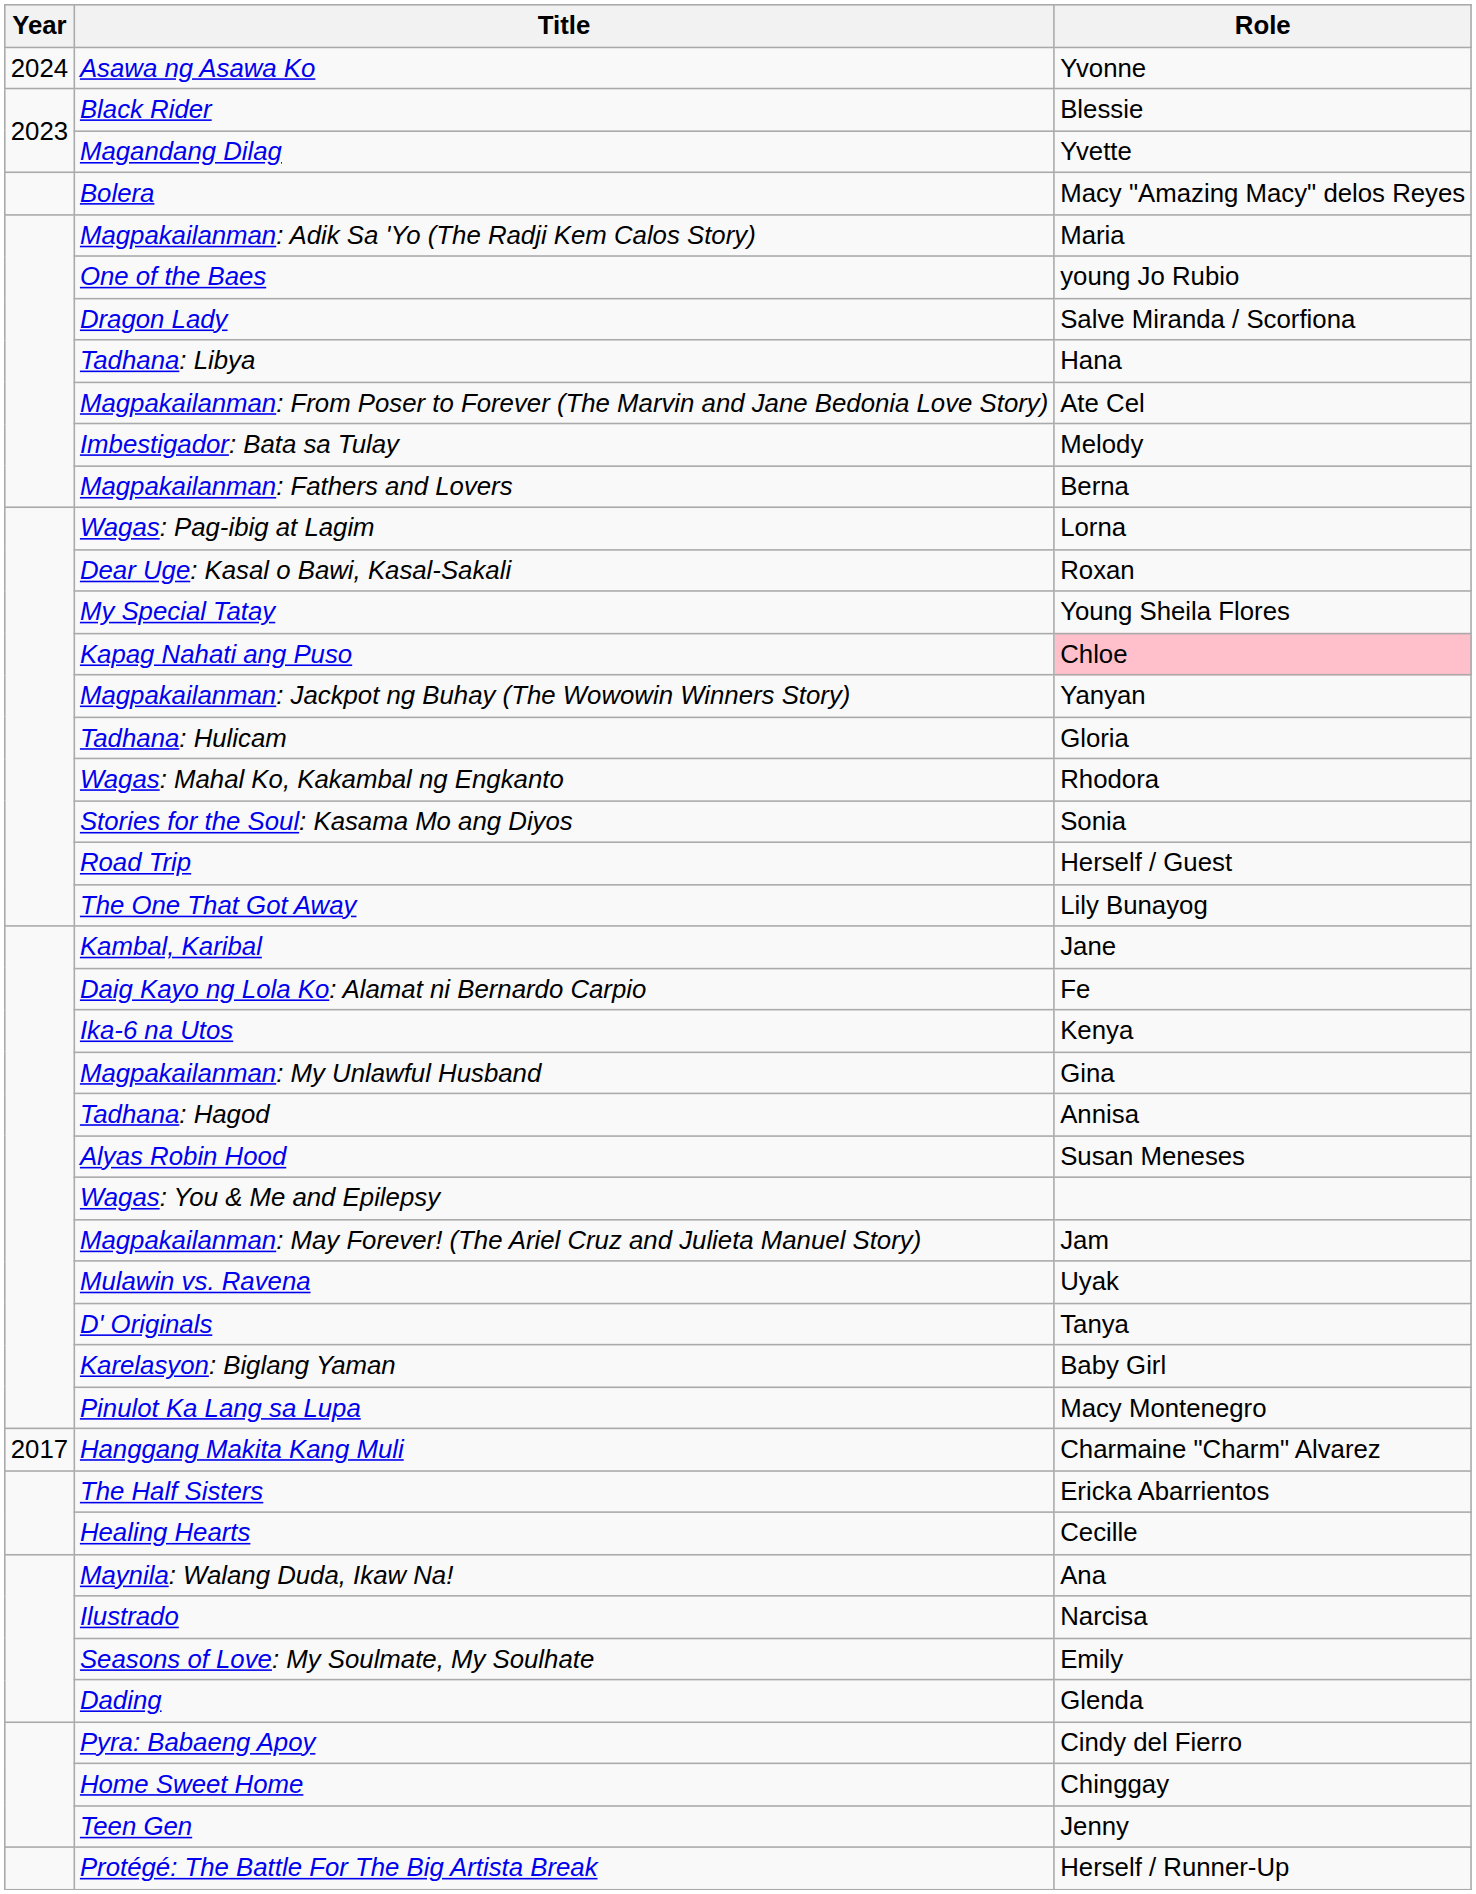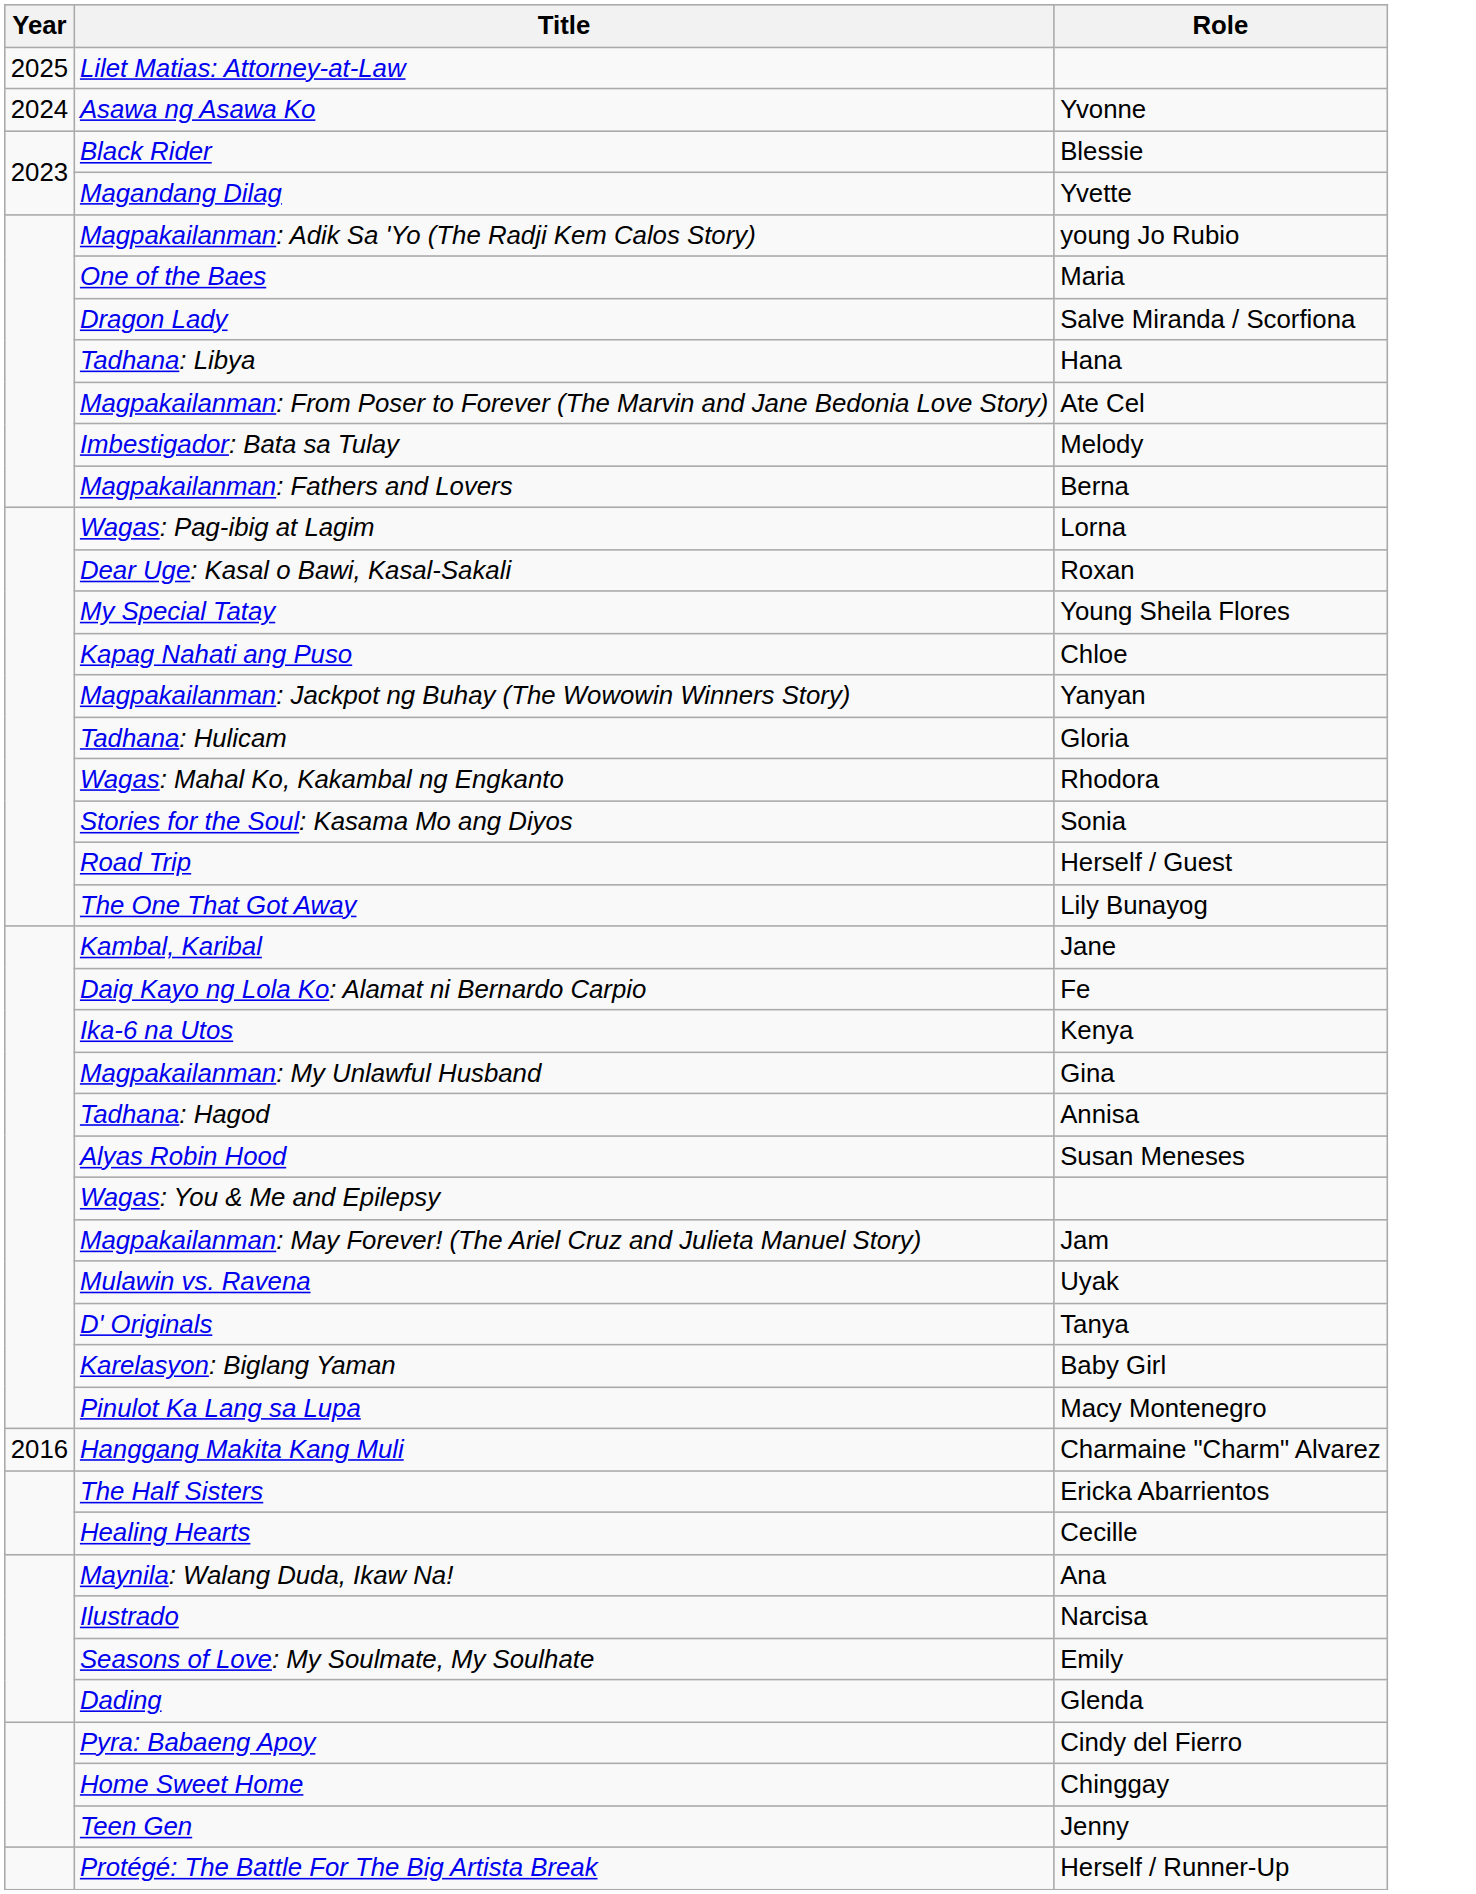+ row: (243, 67)
- row: (117, 193)
(1092, 235) Maria -> (1150, 235) young Jo Rubio
(1150, 276) young Jo Rubio -> (1092, 276) Maria
(1094, 653) pink background -> (1094, 653) no background
(39, 1449) 2017 -> (39, 1449) 2016
